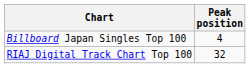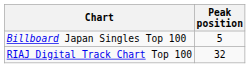(220, 39) 4 -> (220, 39) 5
